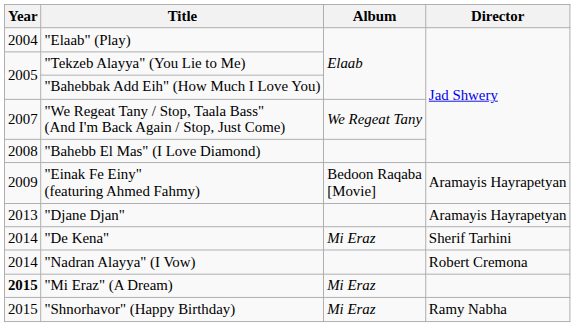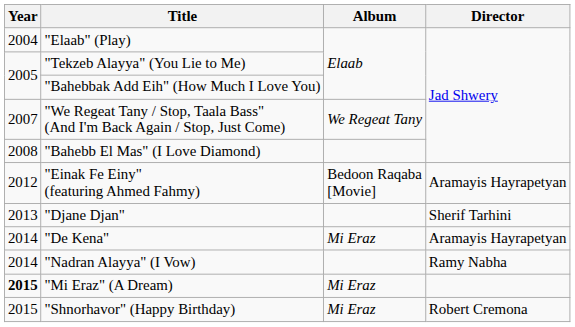(23, 183) 2009 -> (23, 183) 2012
(498, 214) Aramayis Hayrapetyan -> (470, 214) Sherif Tarhini
(470, 238) Sherif Tarhini -> (498, 238) Aramayis Hayrapetyan
(478, 262) Robert Cremona -> (468, 262) Ramy Nabha
(468, 309) Ramy Nabha -> (478, 309) Robert Cremona
